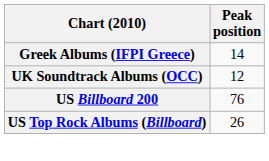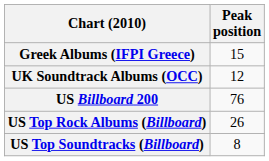(237, 54) 14 -> (237, 54) 15
+ row: (107, 144)
